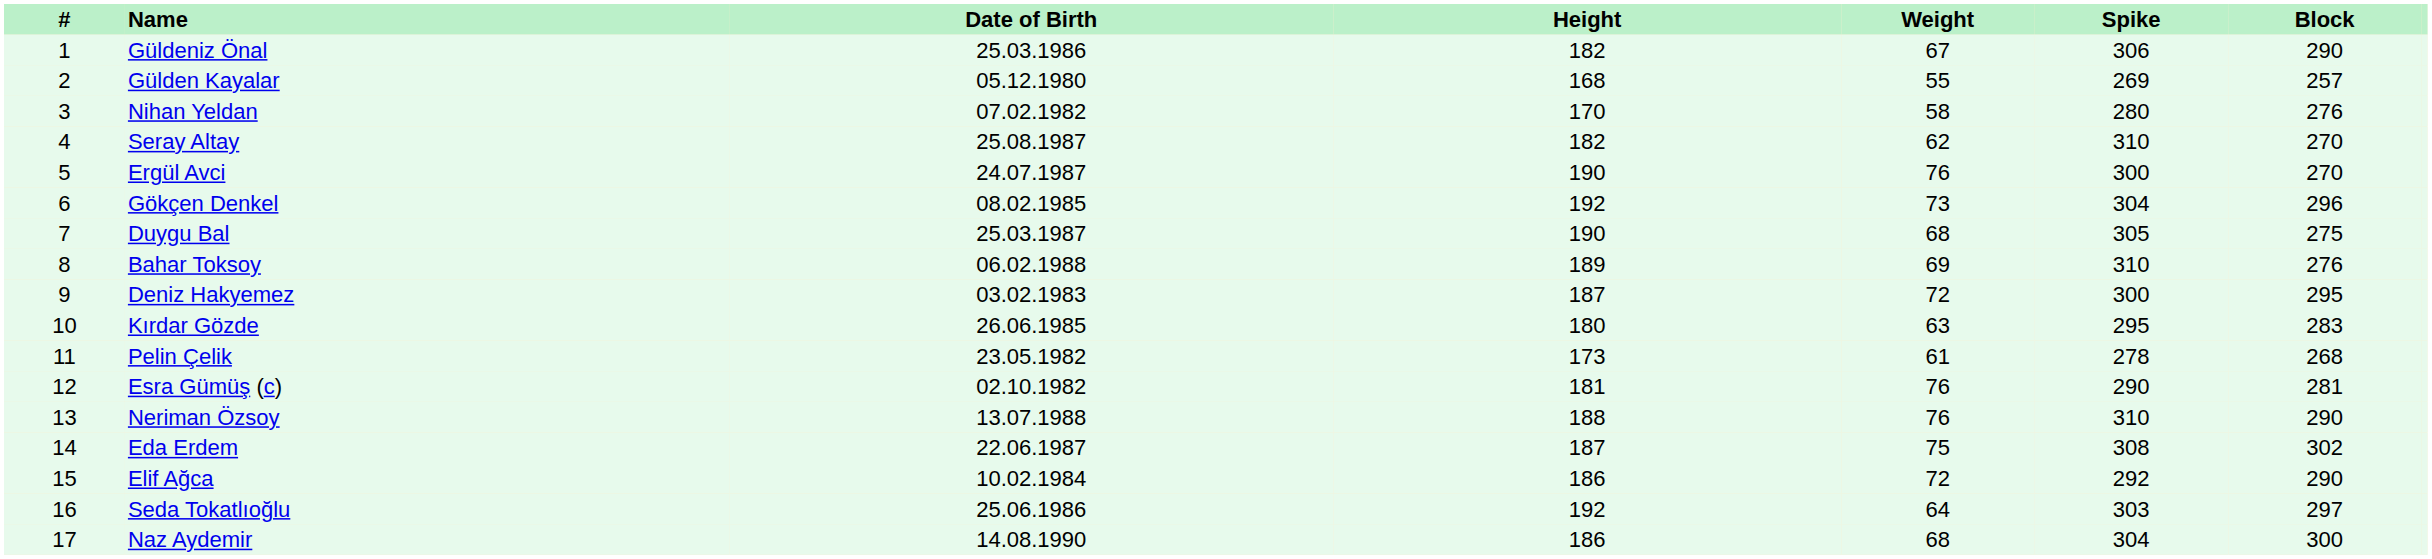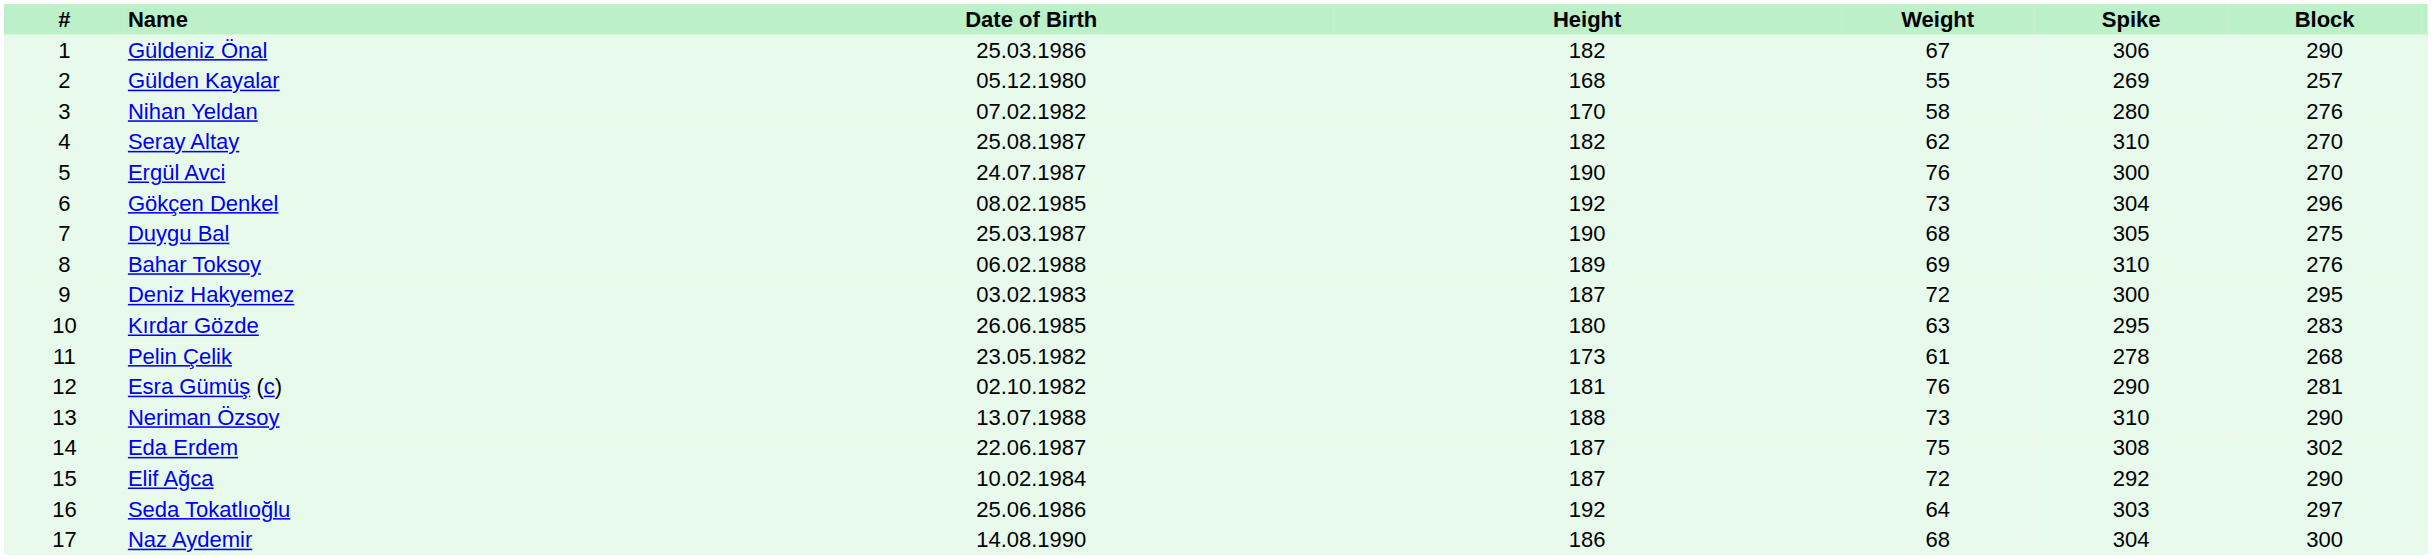(1938, 417) 76 -> (1938, 417) 73
(1587, 478) 186 -> (1587, 478) 187
